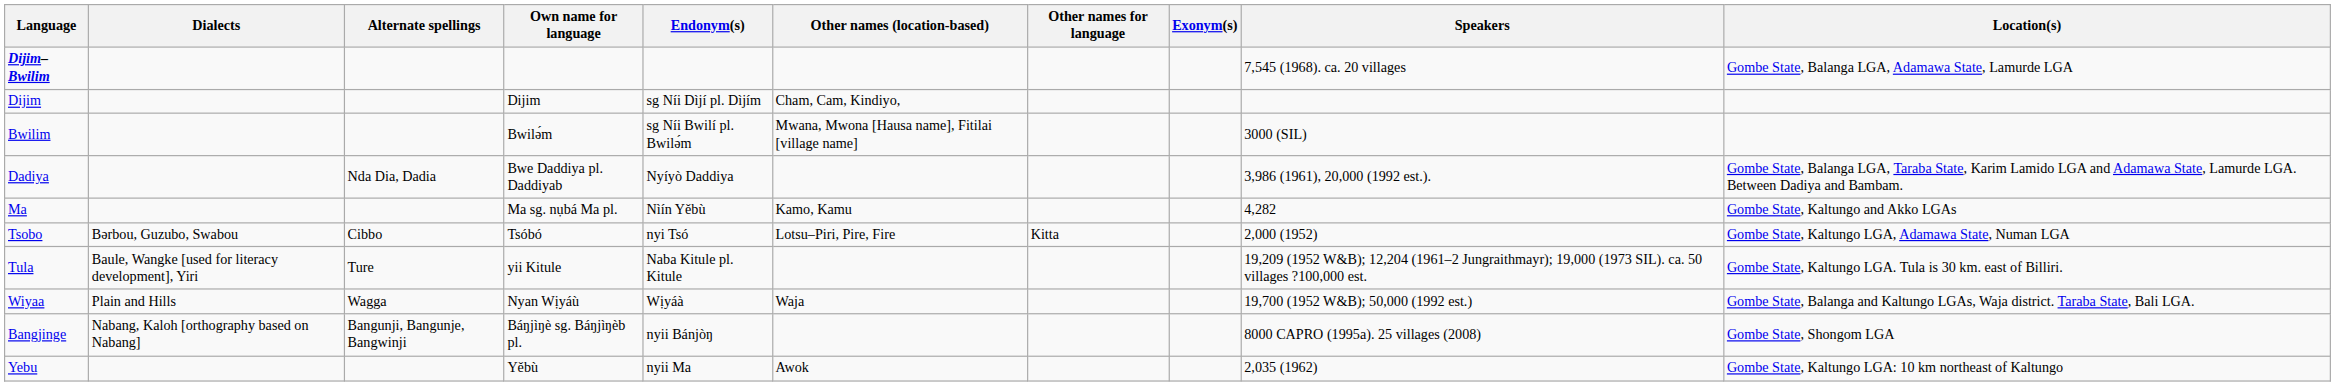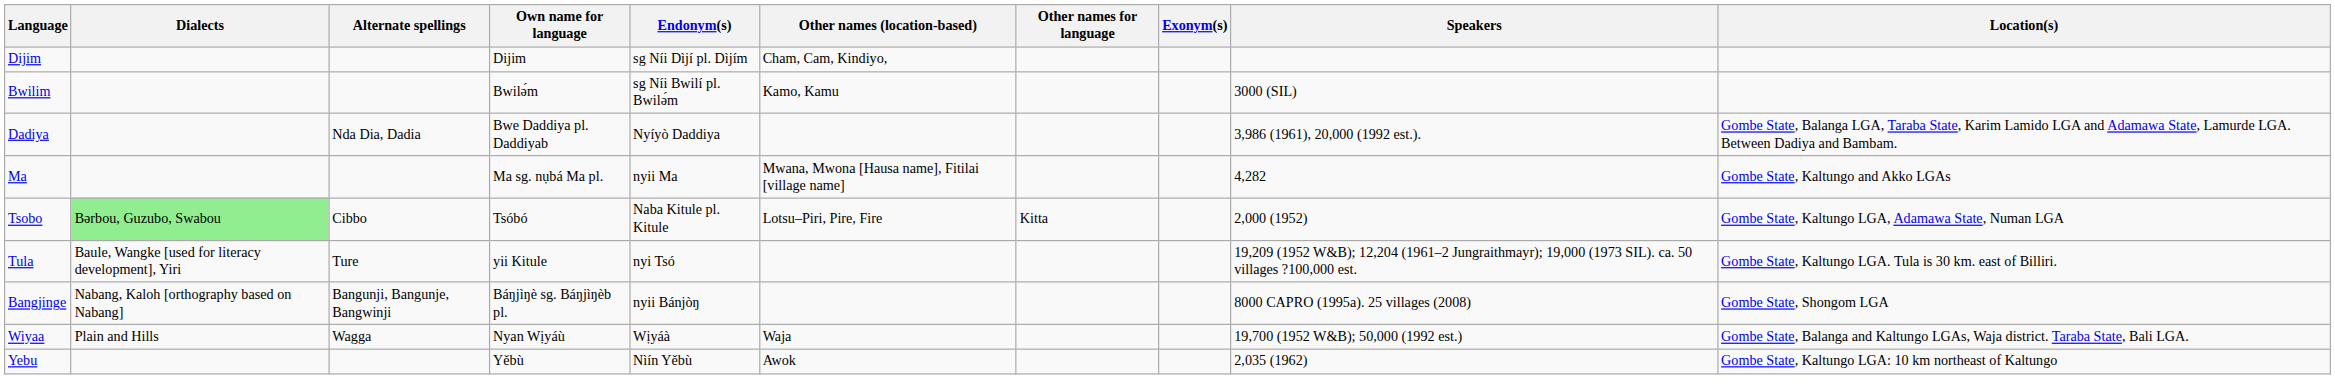- row: (29, 67)
(884, 134) Mwana, Mwona [Hausa name], Fitilai [village name] -> (801, 92) Kamo, Kamu
(676, 210) Nìín Yěbù -> (655, 176) nyii Ma
(814, 210) Kamo, Kamu -> (871, 176) Mwana, Mwona [Hausa name], Fitilai [village name]
(165, 234) no background -> (148, 219) lightgreen background
(667, 234) nyi Tsó -> (677, 219) Naba Kitule pl. Kitule
(690, 268) Naba Kitule pl. Kitule -> (654, 261) nyi Tsó
rows swapped: (26, 301) <-> (37, 334)
(669, 368) nyii Ma -> (663, 361) Nìín Yěbù
